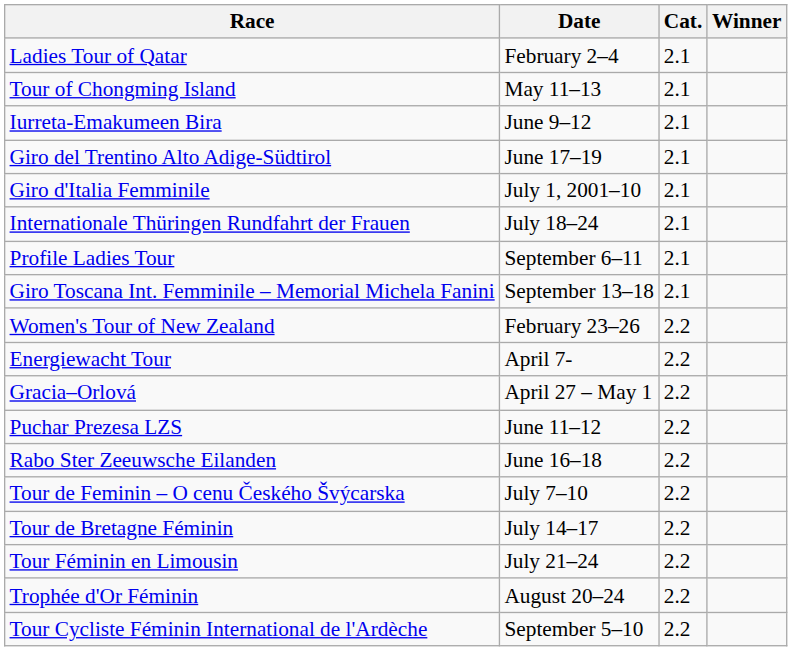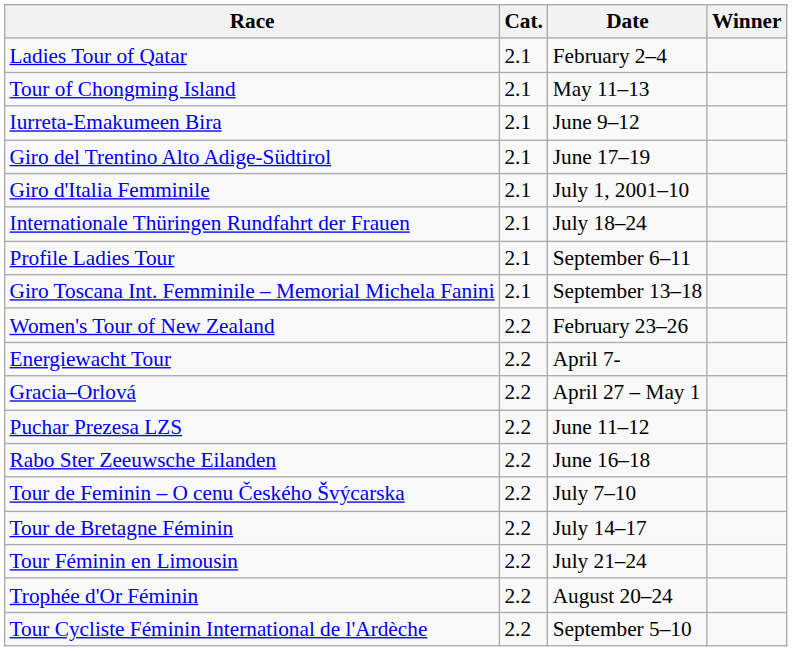columns swapped: (579, 21) <-> (683, 21)
